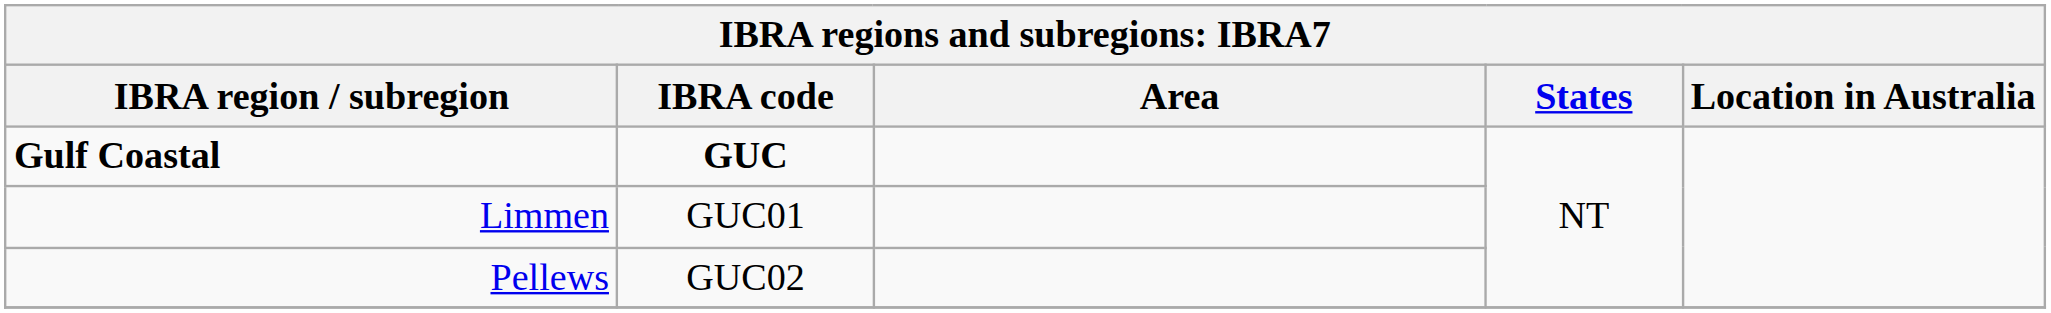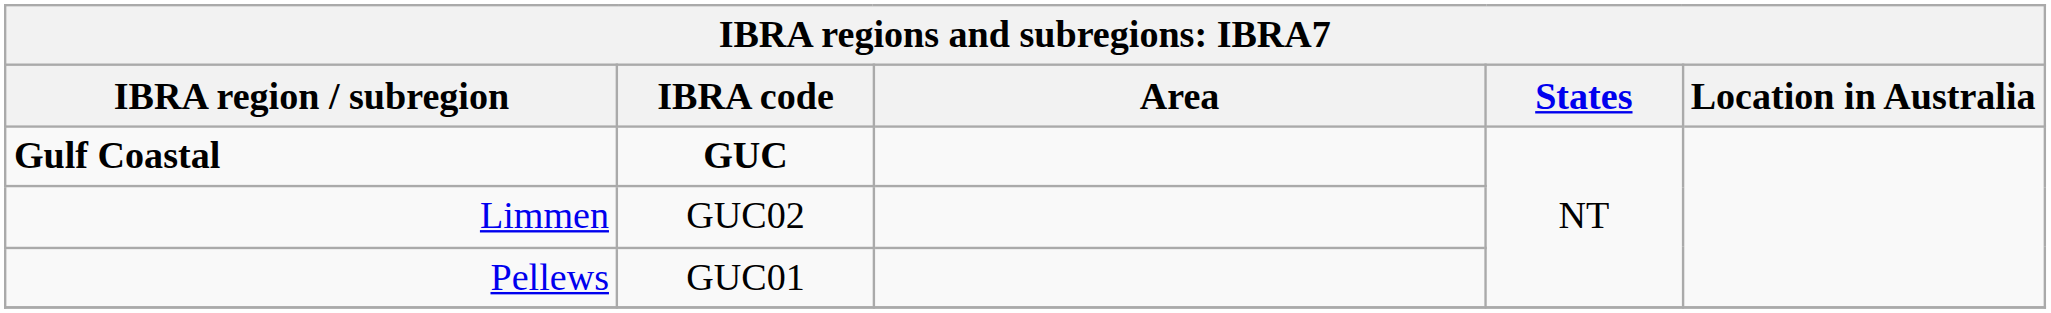(746, 215) GUC01 -> (746, 215) GUC02
(746, 276) GUC02 -> (746, 276) GUC01
